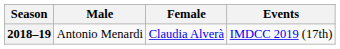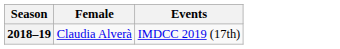- column: (100, 14)
